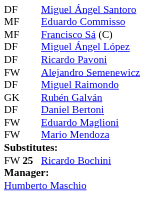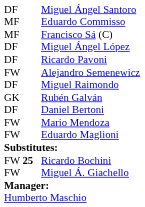rows swapped: (80, 122) <-> (75, 135)
+ row: (85, 172)
